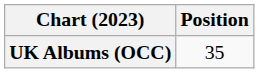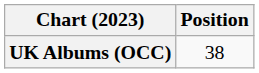(215, 51) 35 -> (215, 51) 38
